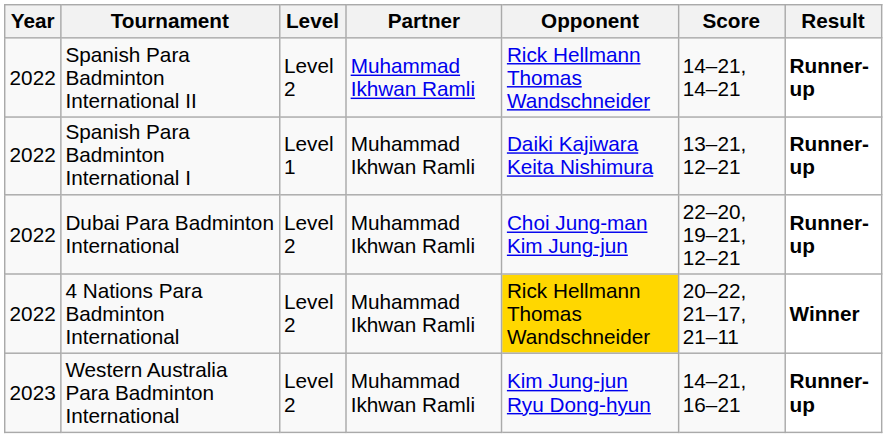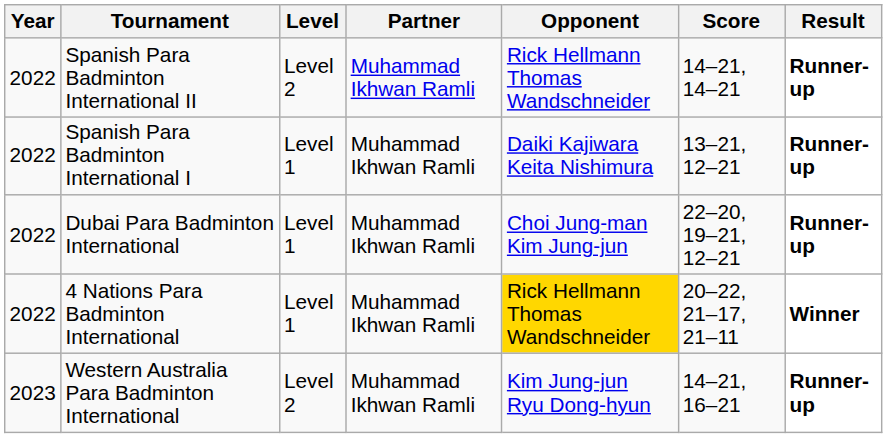(309, 235) Level 2 -> (309, 235) Level 1
(309, 314) Level 2 -> (309, 314) Level 1
